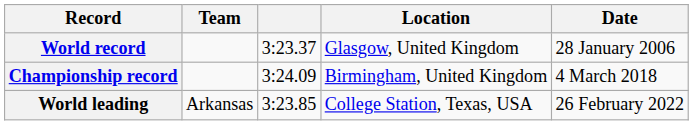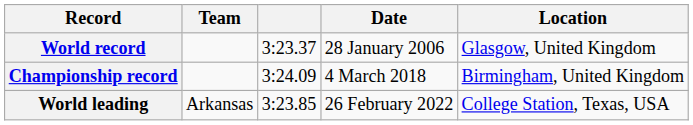columns swapped: (436, 18) <-> (620, 18)
